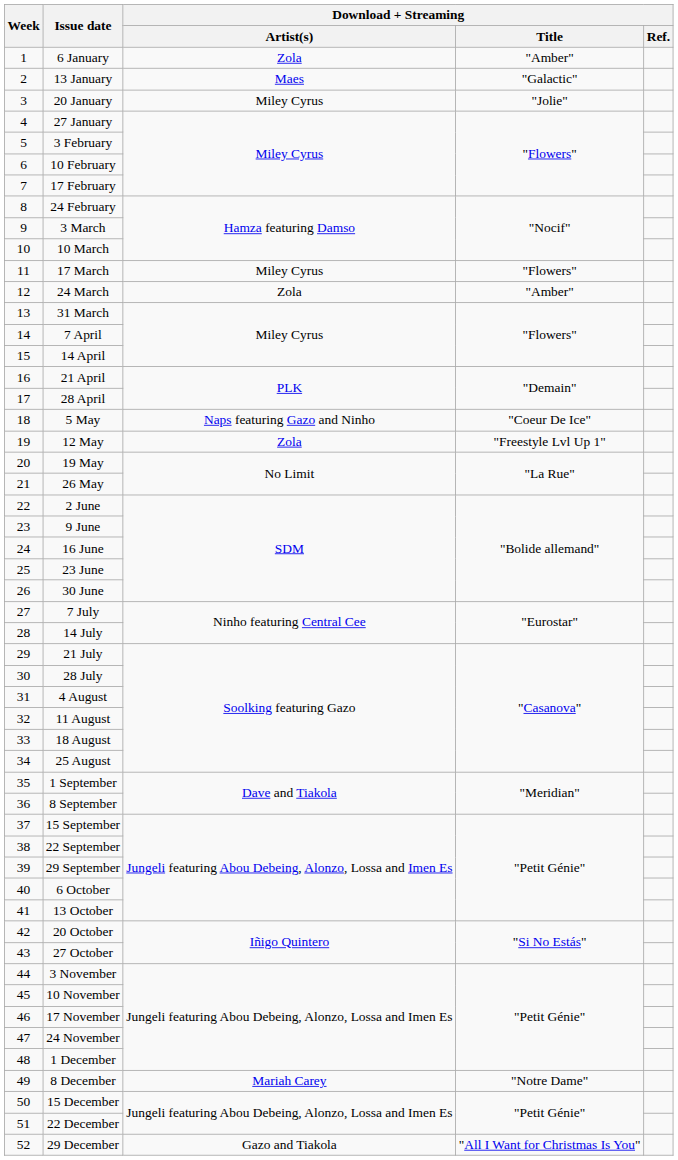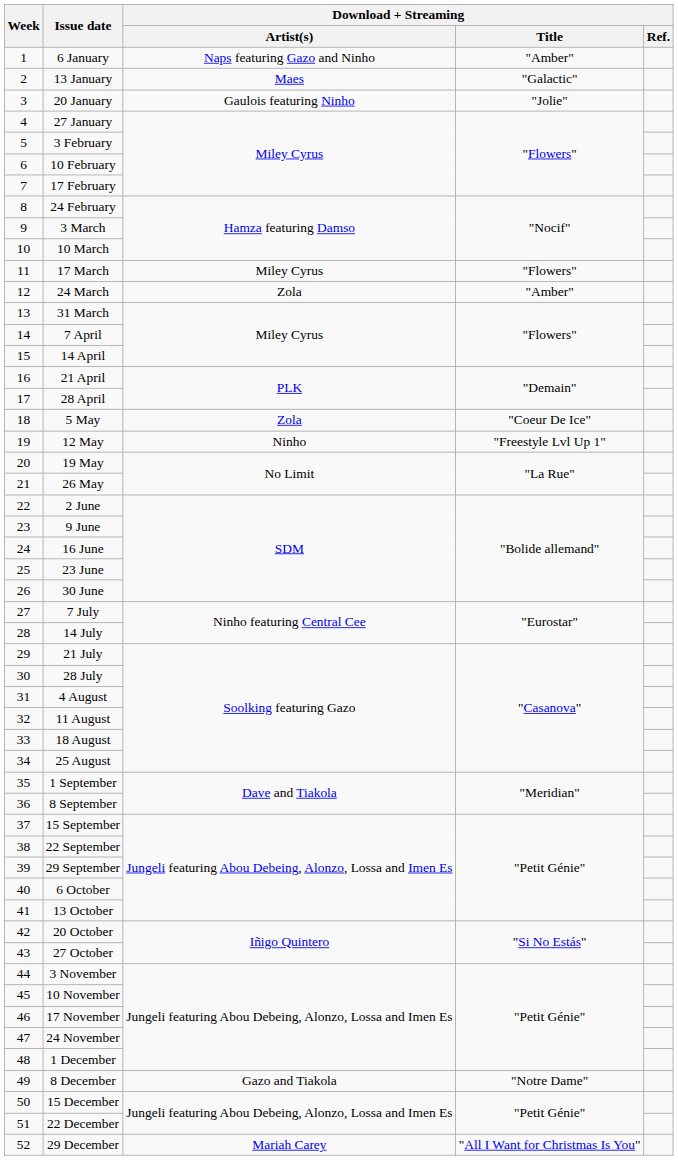(289, 57) Zola -> (289, 57) Naps featuring Gazo and Ninho
(289, 100) Miley Cyrus -> (289, 100) Gaulois featuring Ninho
(289, 420) Naps featuring Gazo and Ninho -> (289, 420) Zola
(289, 441) Zola -> (289, 441) Ninho
(289, 1080) Mariah Carey -> (289, 1080) Gazo and Tiakola
(289, 1144) Gazo and Tiakola -> (289, 1144) Mariah Carey
